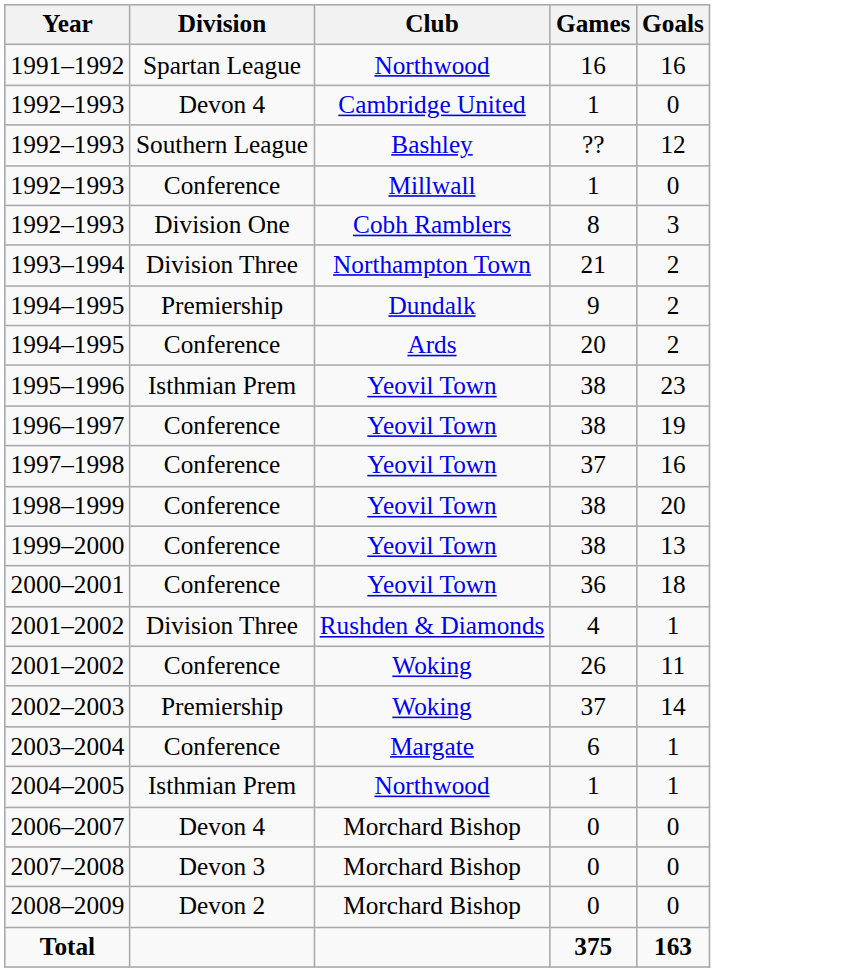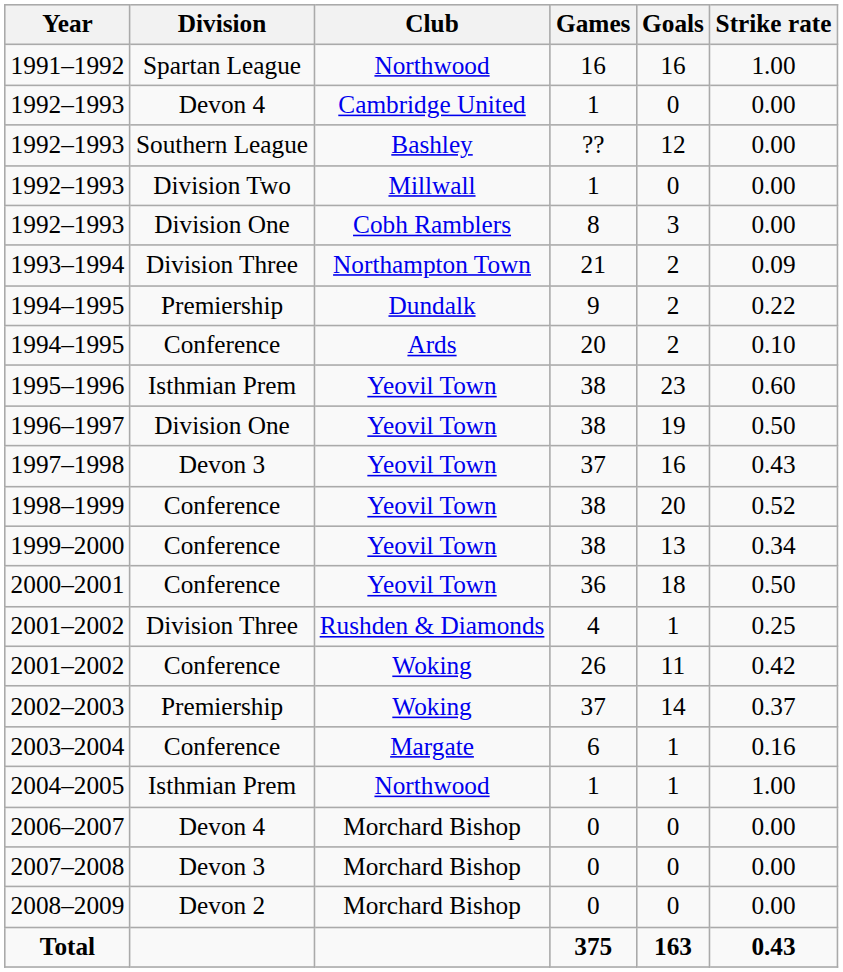+ column: (774, 24)
(222, 184) Conference -> (222, 184) Division Two
(222, 425) Conference -> (222, 425) Division One
(222, 465) Conference -> (222, 465) Devon 3
